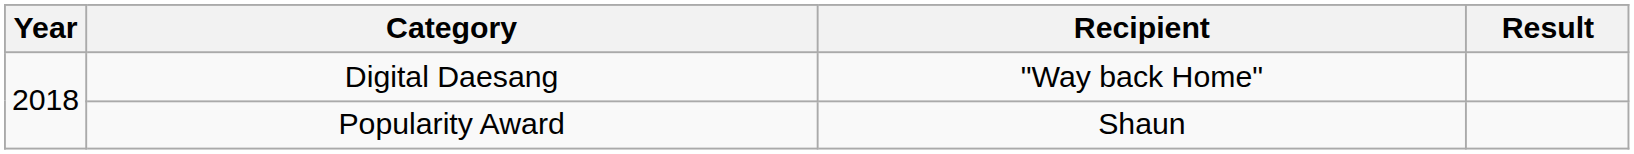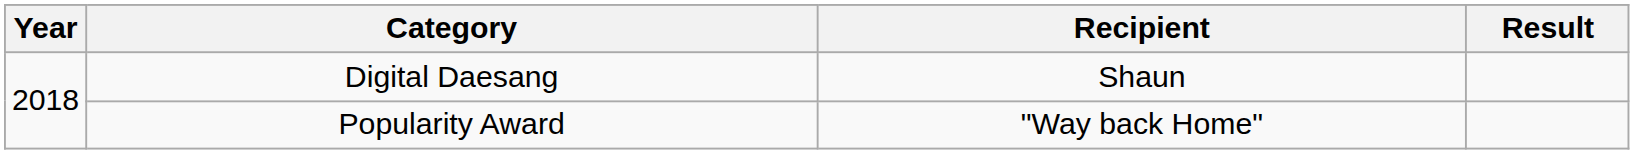(1142, 76) "Way back Home" -> (1142, 76) Shaun
(1142, 124) Shaun -> (1142, 124) "Way back Home"
